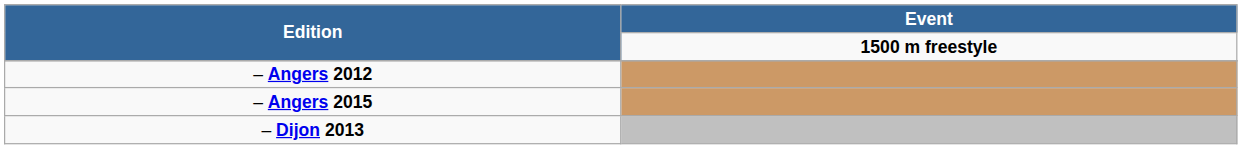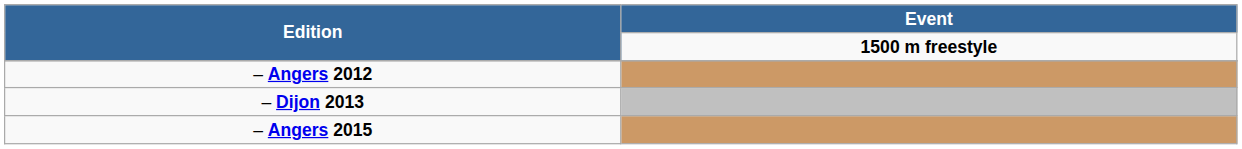rows swapped: (313, 130) <-> (313, 102)
